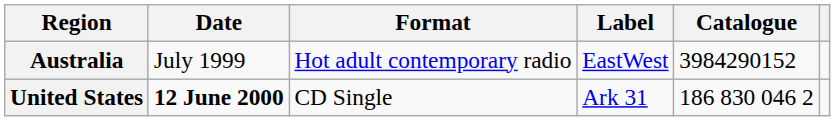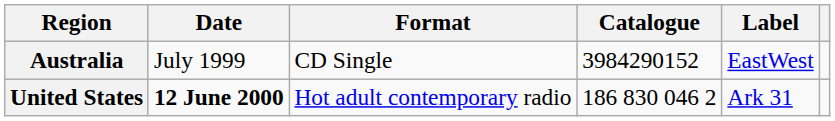columns swapped: (625, 23) <-> (746, 23)
(433, 60) Hot adult contemporary radio -> (343, 60) CD Single
(343, 97) CD Single -> (433, 97) Hot adult contemporary radio
